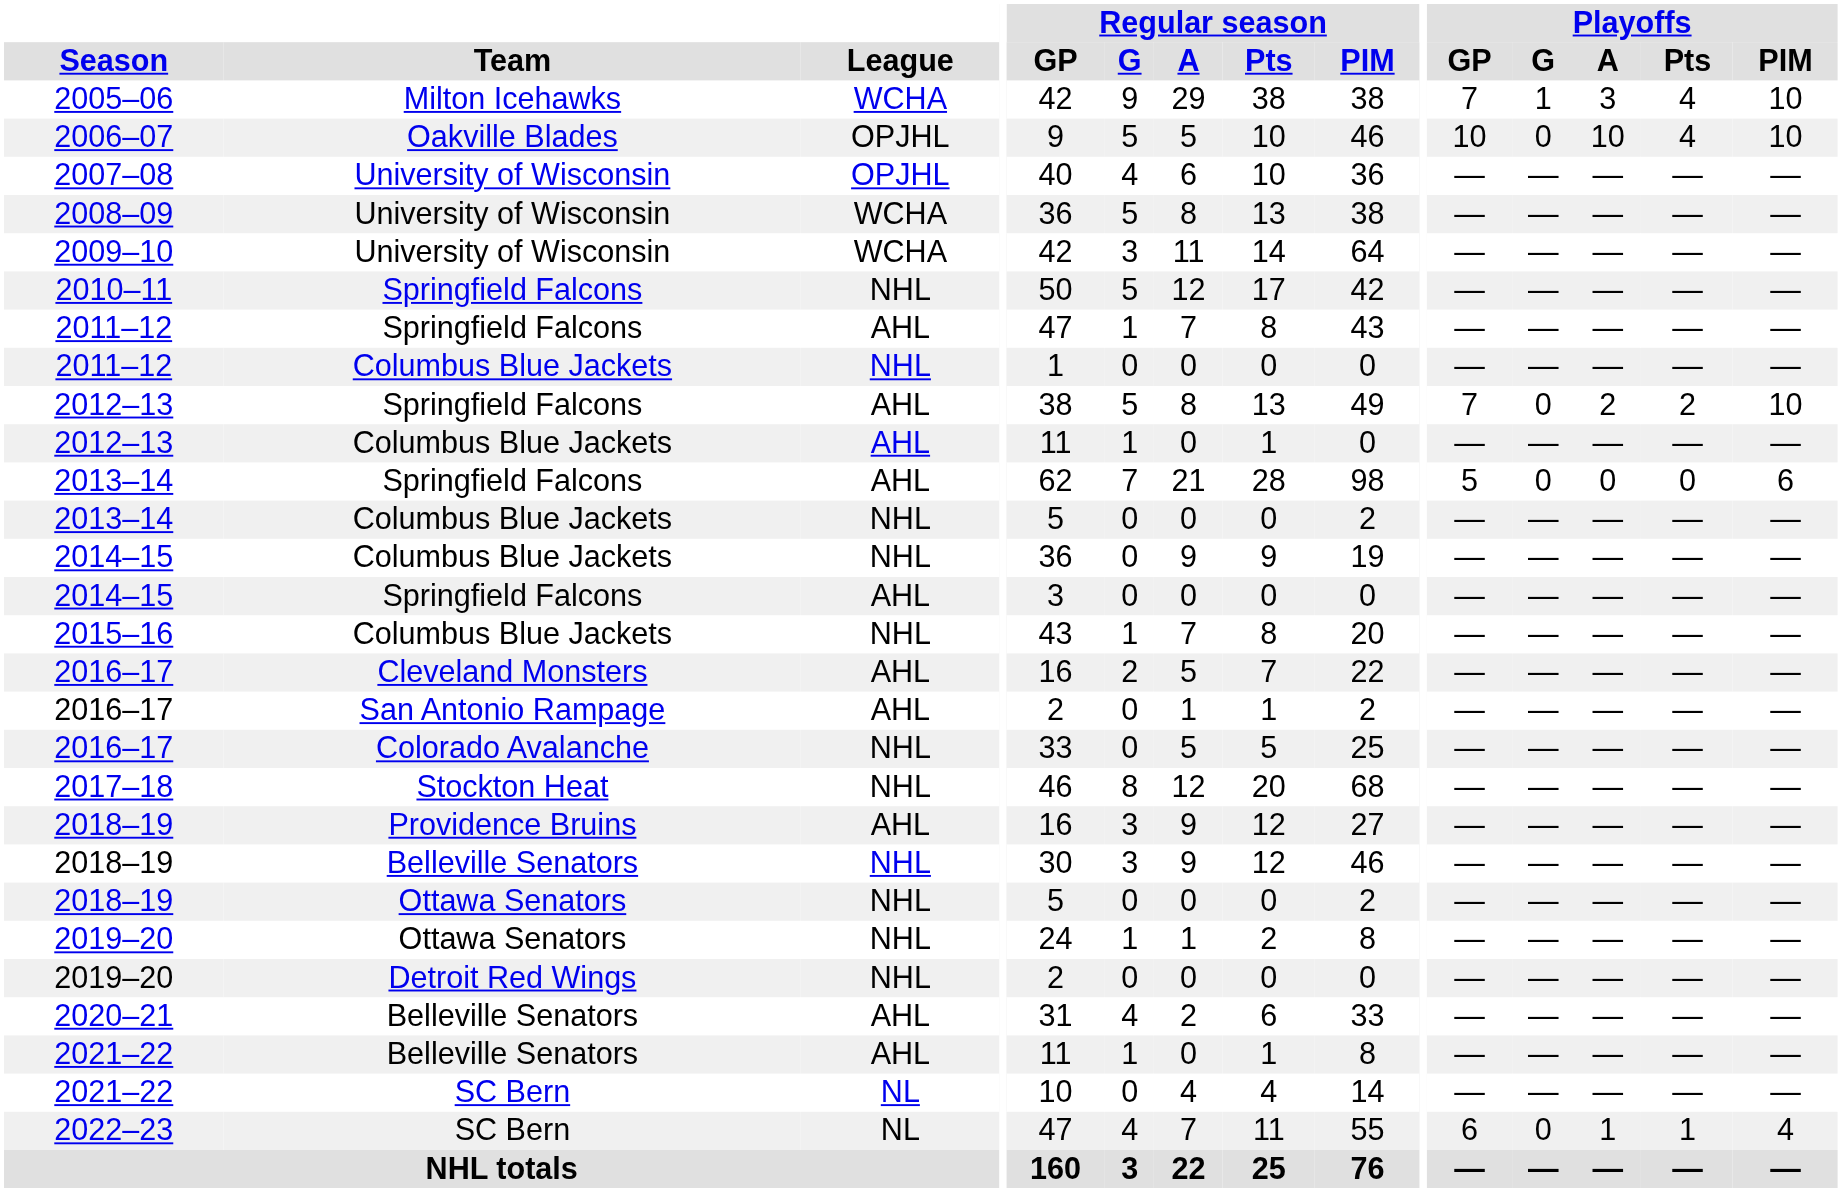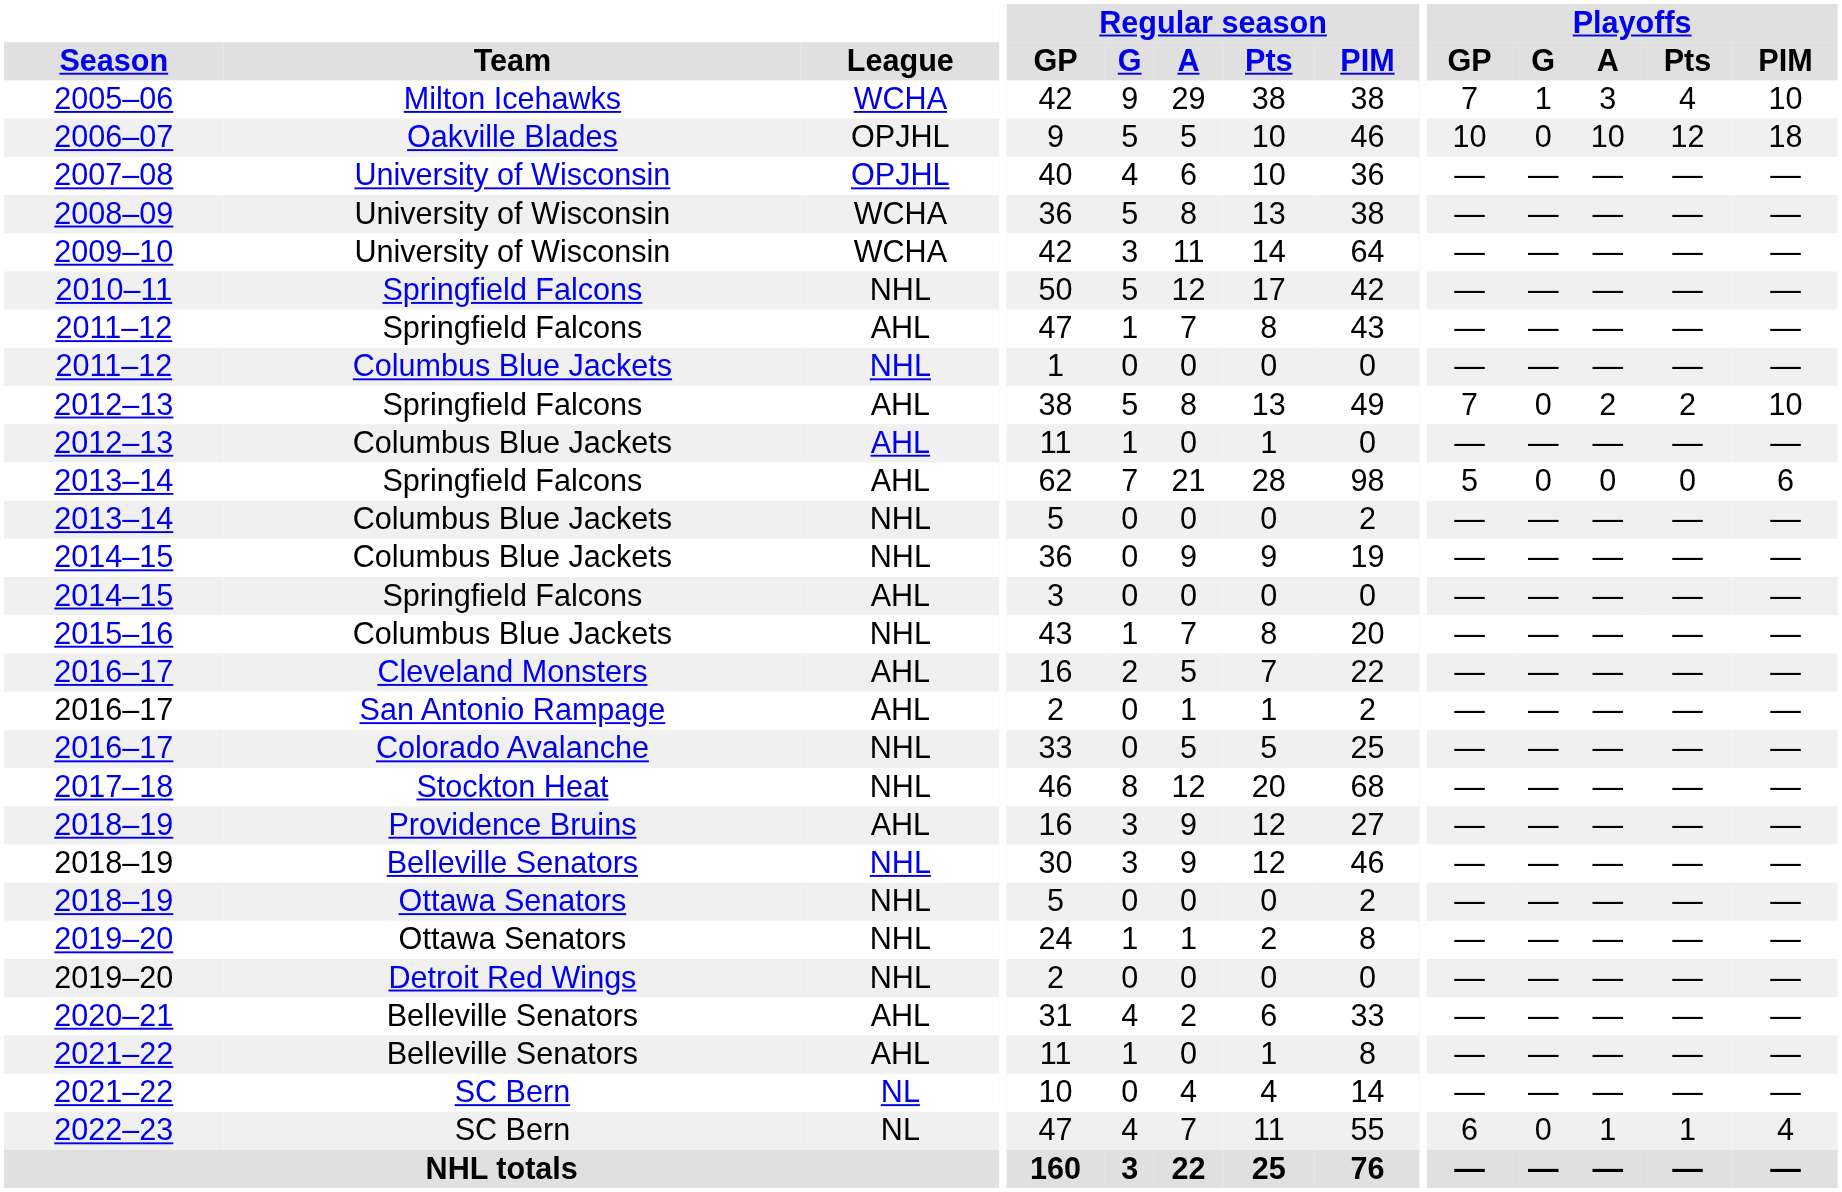(1687, 137) 4 -> (1687, 137) 12
(1785, 137) 10 -> (1785, 137) 18
